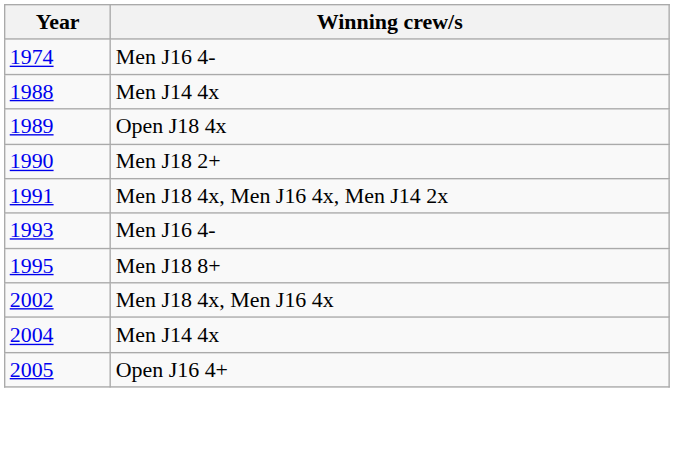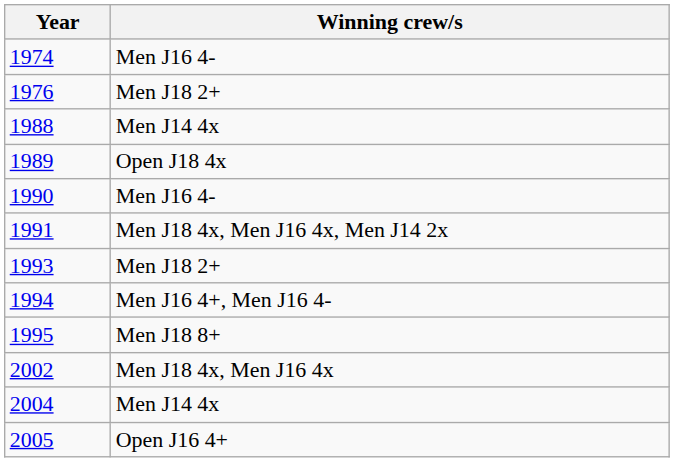+ row: (32, 91)
(168, 160) Men J18 2+ -> (166, 195) Men J16 4-
(166, 230) Men J16 4- -> (168, 265) Men J18 2+
+ row: (32, 299)
